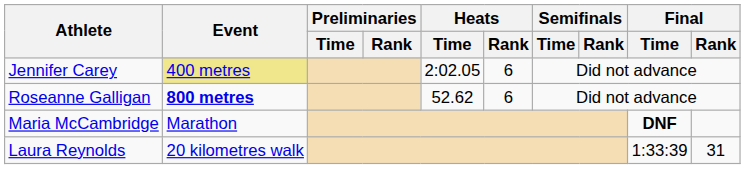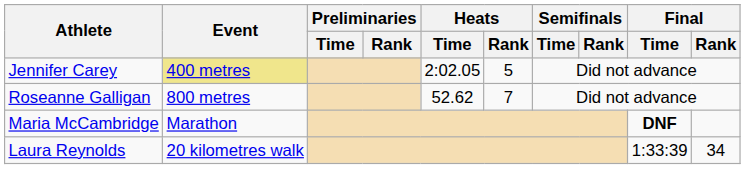(508, 71) 6 -> (508, 71) 5
(210, 97) bold -> (208, 97) normal
(508, 97) 6 -> (508, 97) 7
(716, 150) 31 -> (716, 150) 34
